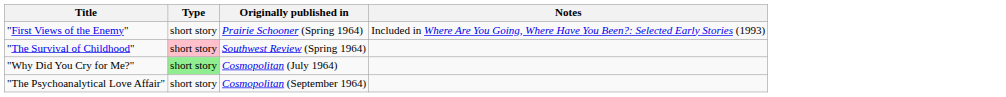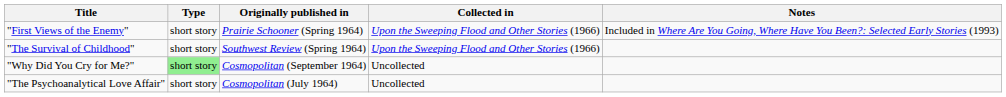+ column: (486, 13)
(194, 48) pink background -> (194, 48) no background
(280, 65) Cosmopolitan (July 1964) -> (294, 65) Cosmopolitan (September 1964)
(294, 83) Cosmopolitan (September 1964) -> (280, 83) Cosmopolitan (July 1964)
